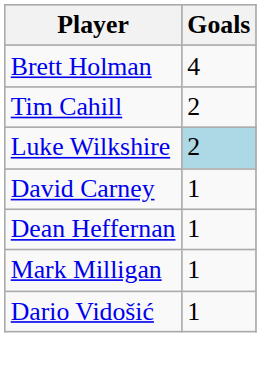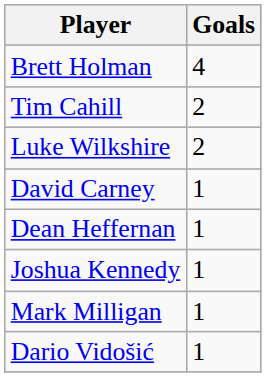(194, 147) lightblue background -> (199, 147) no background
+ row: (96, 270)
